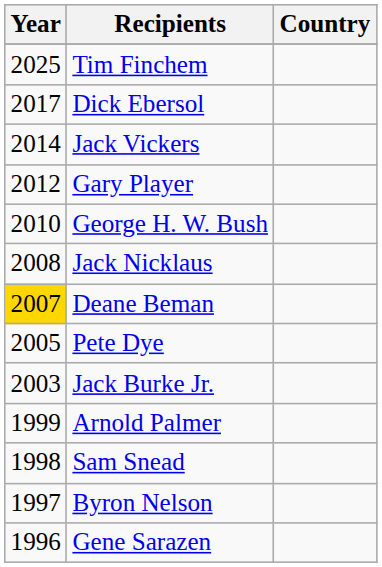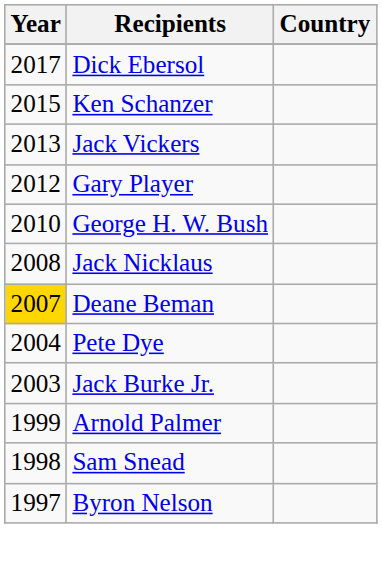- row: (140, 64)
+ row: (142, 104)
(36, 143) 2014 -> (36, 143) 2013
(36, 343) 2005 -> (36, 343) 2004
- row: (142, 542)
